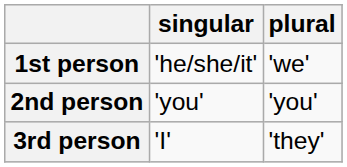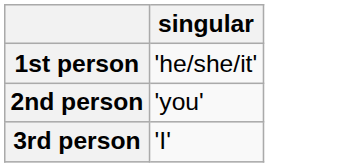- column: (302, 24)
